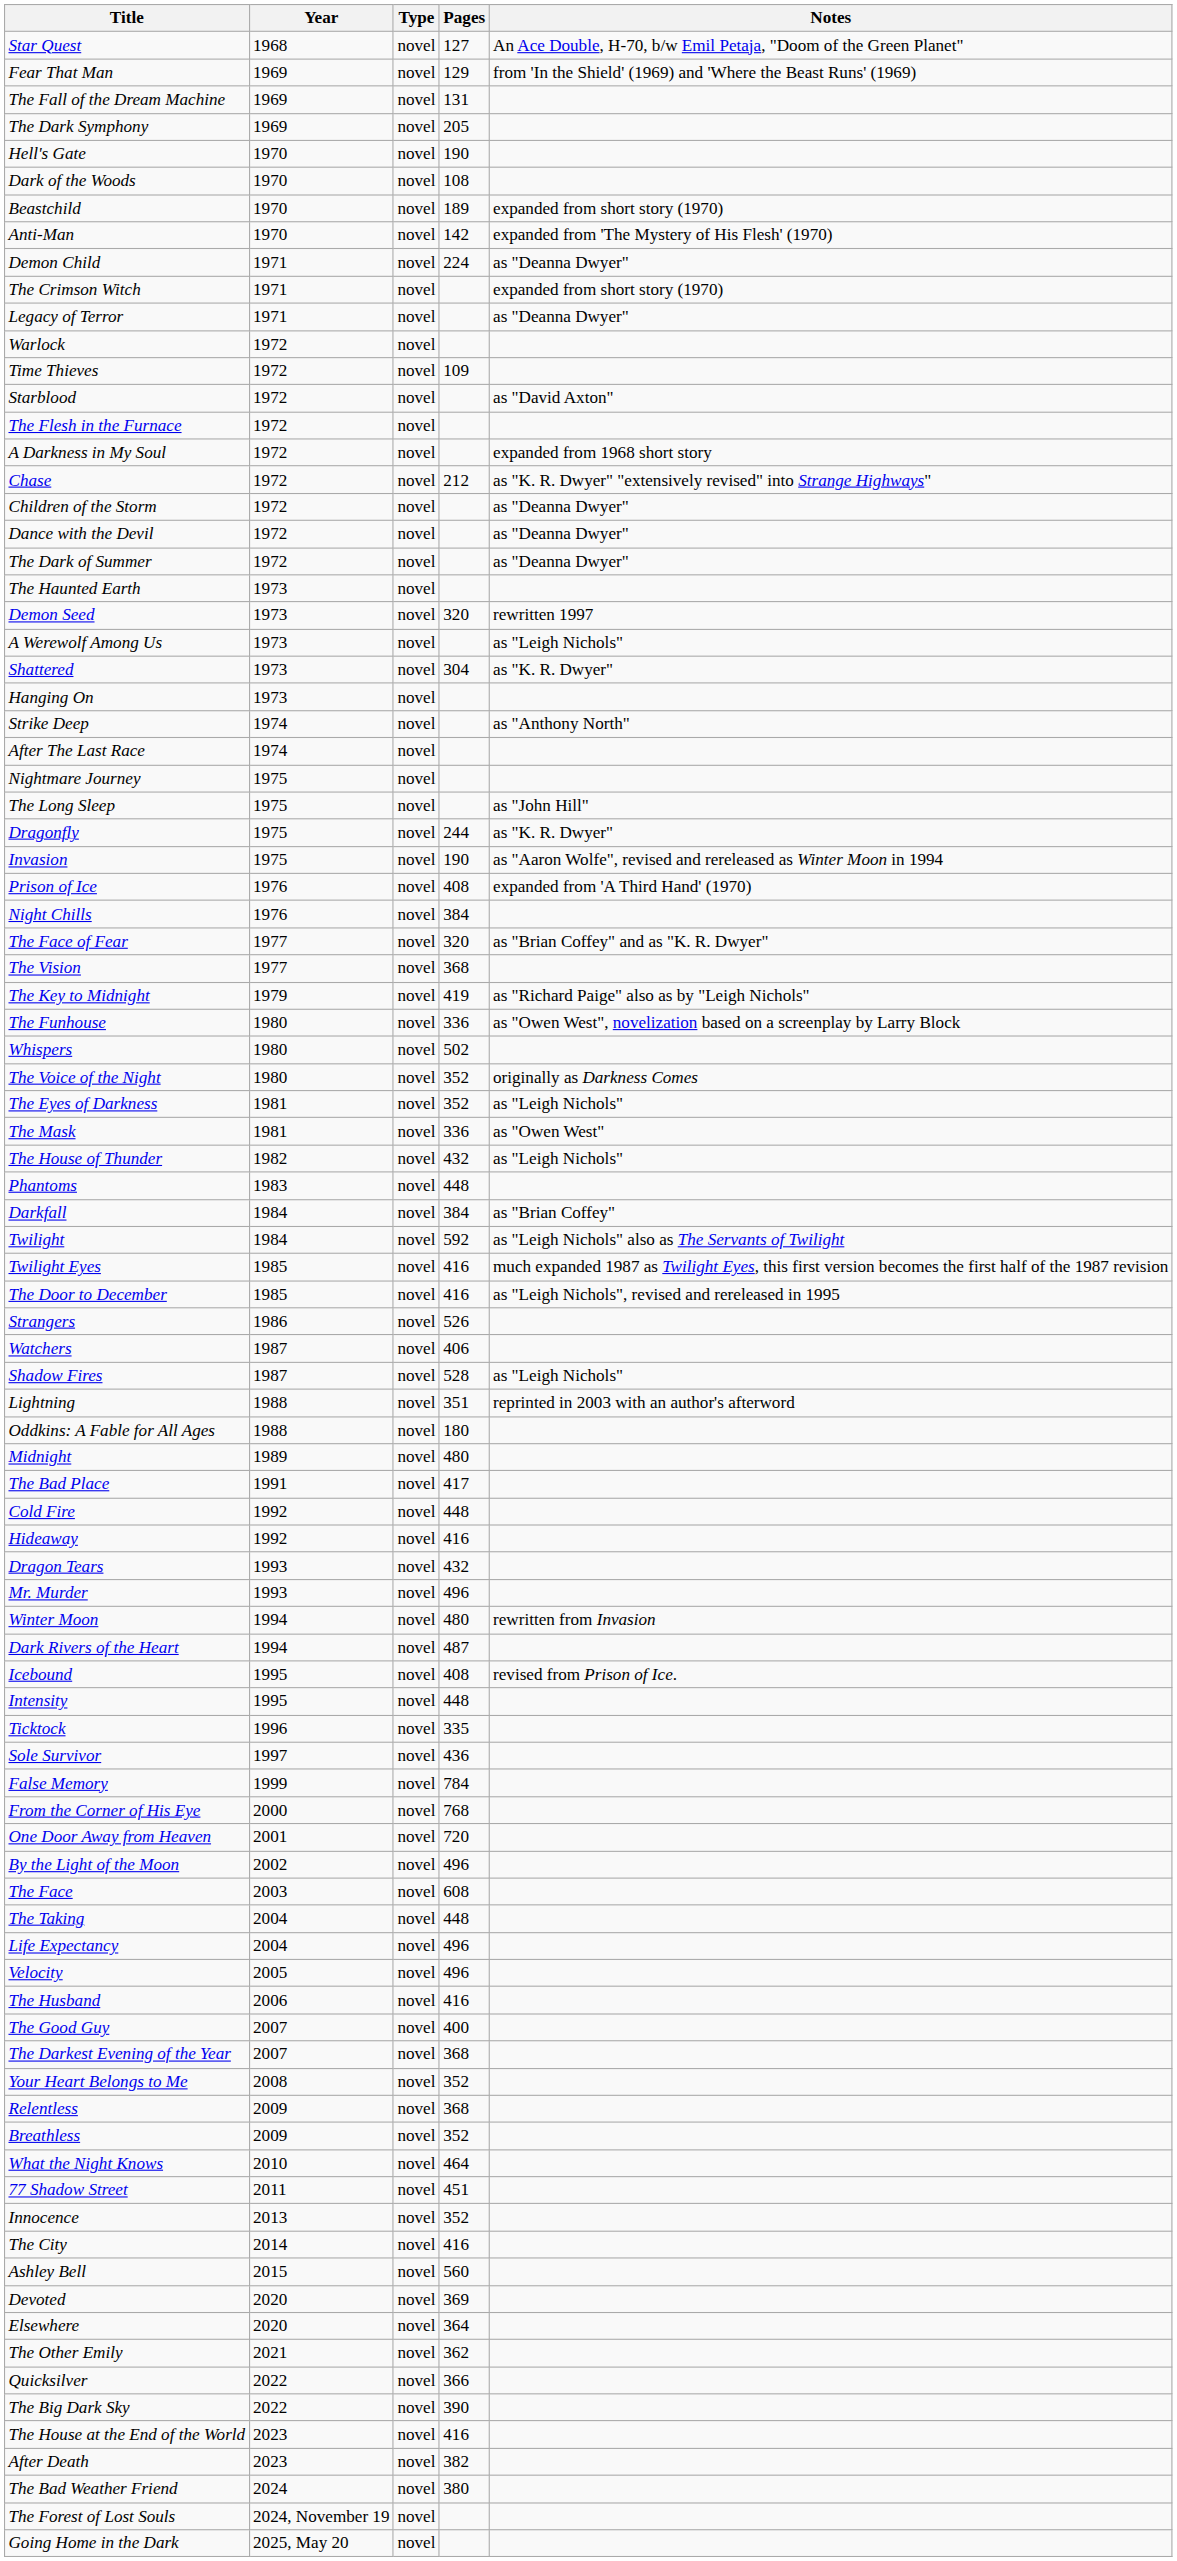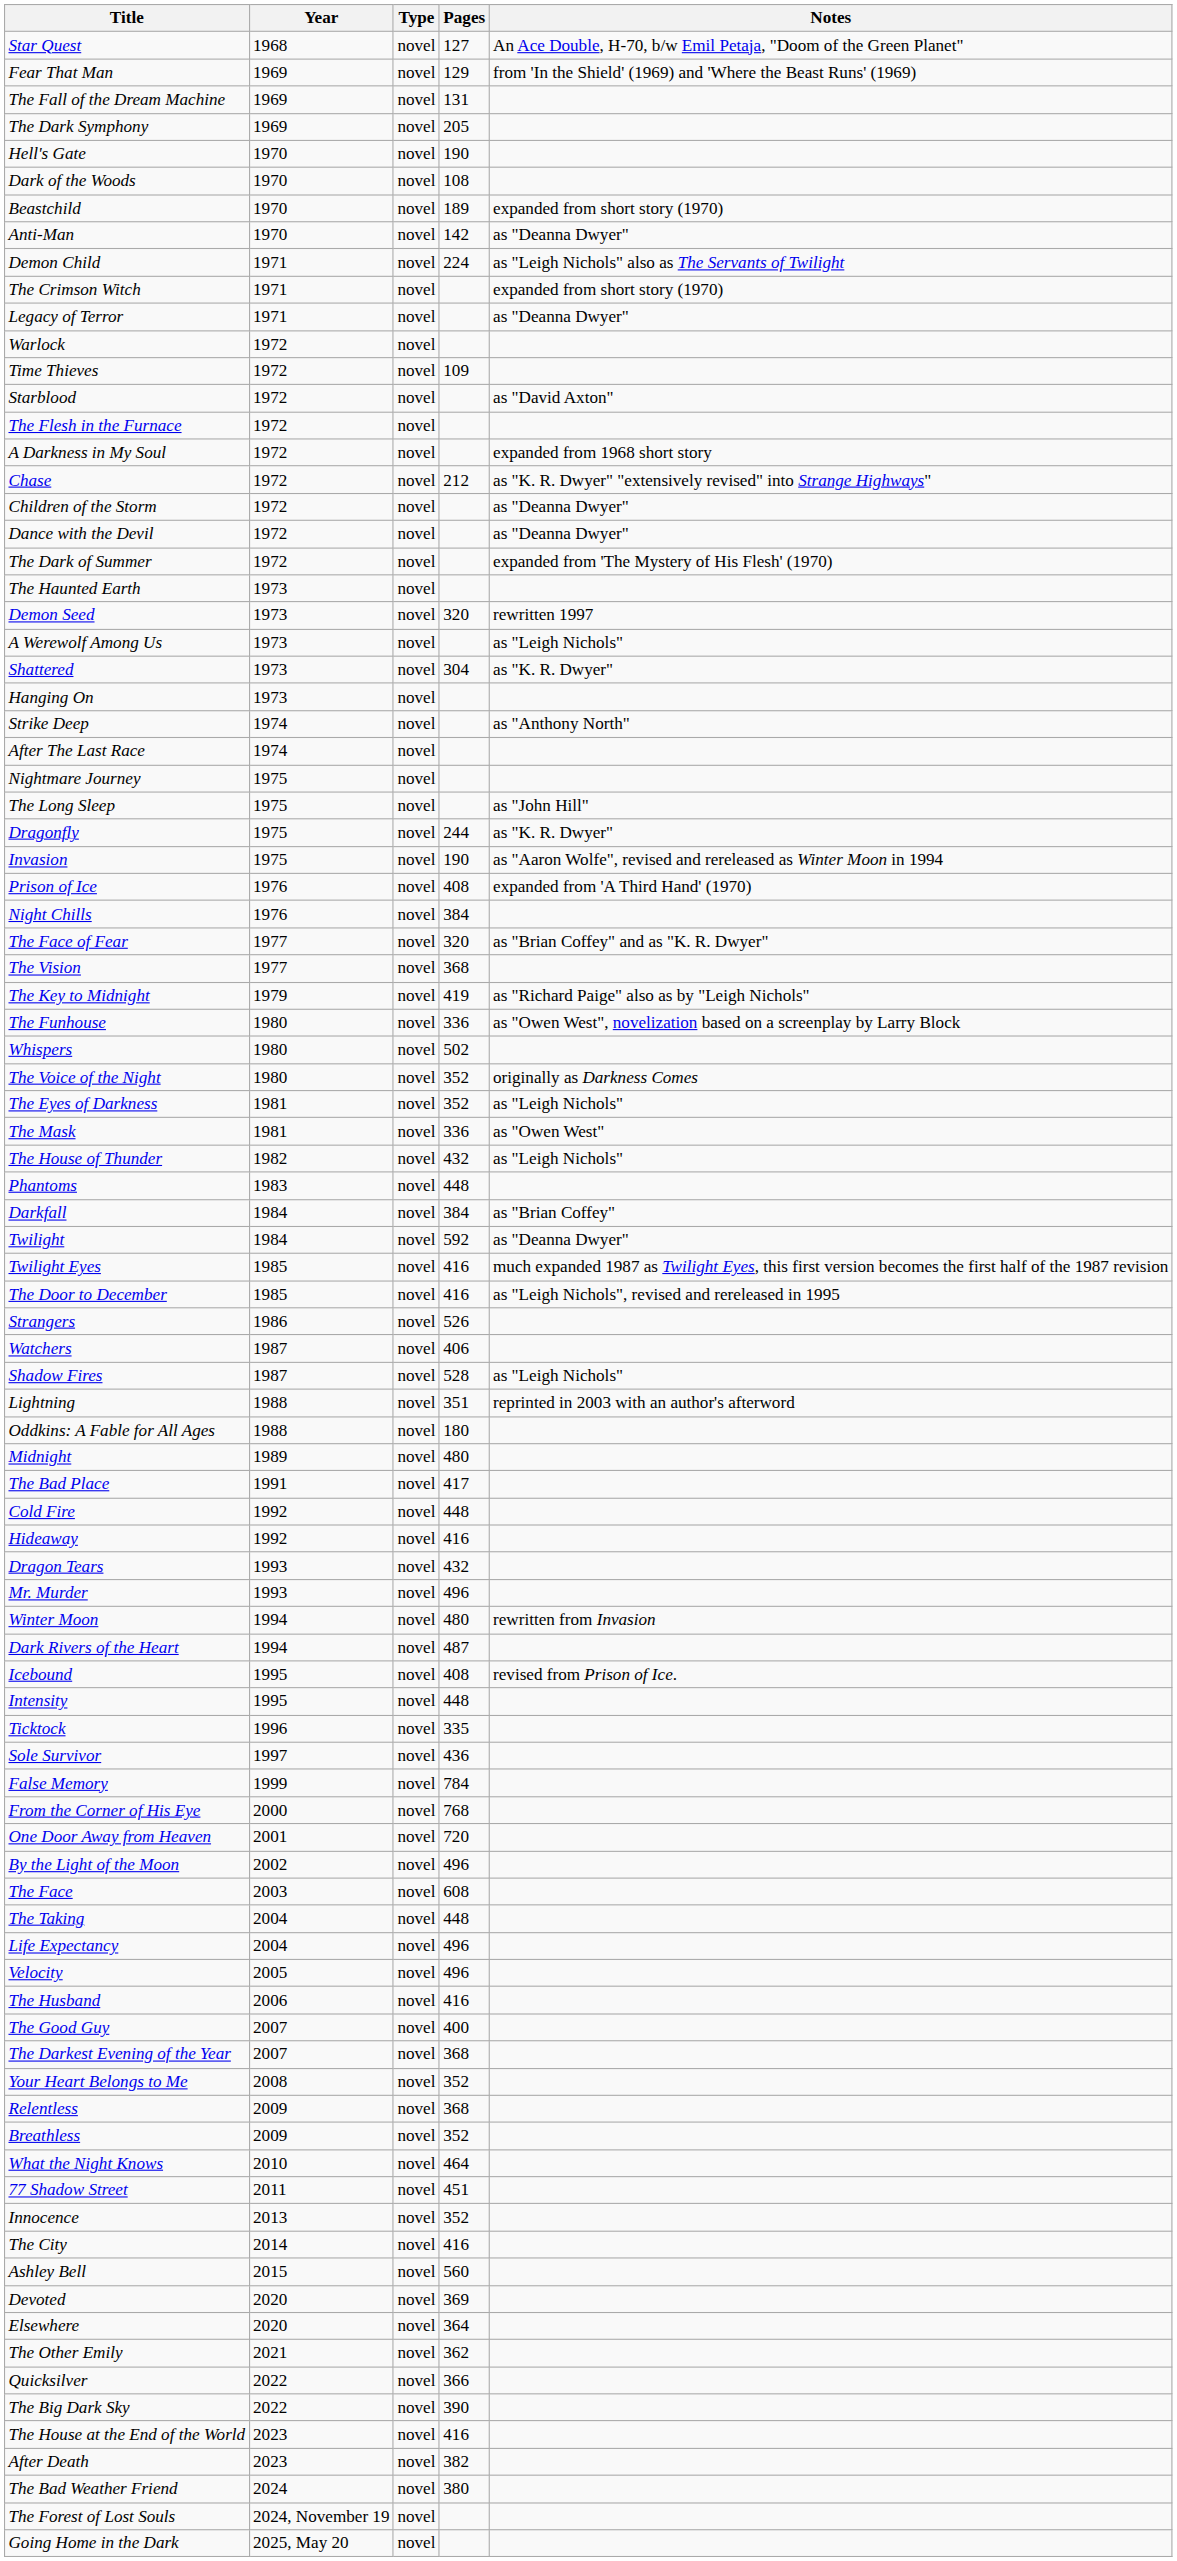(663, 235) expanded from 'The Mystery of His Flesh' (1970) -> (561, 235) as "Deanna Dwyer"
(561, 262) as "Deanna Dwyer" -> (669, 262) as "Leigh Nichols" also as The Servants of Twilight
(561, 561) as "Deanna Dwyer" -> (663, 561) expanded from 'The Mystery of His Flesh' (1970)
(669, 1239) as "Leigh Nichols" also as The Servants of Twilight -> (561, 1239) as "Deanna Dwyer"
